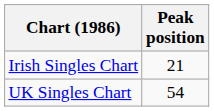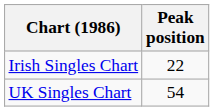(175, 65) 21 -> (175, 65) 22
